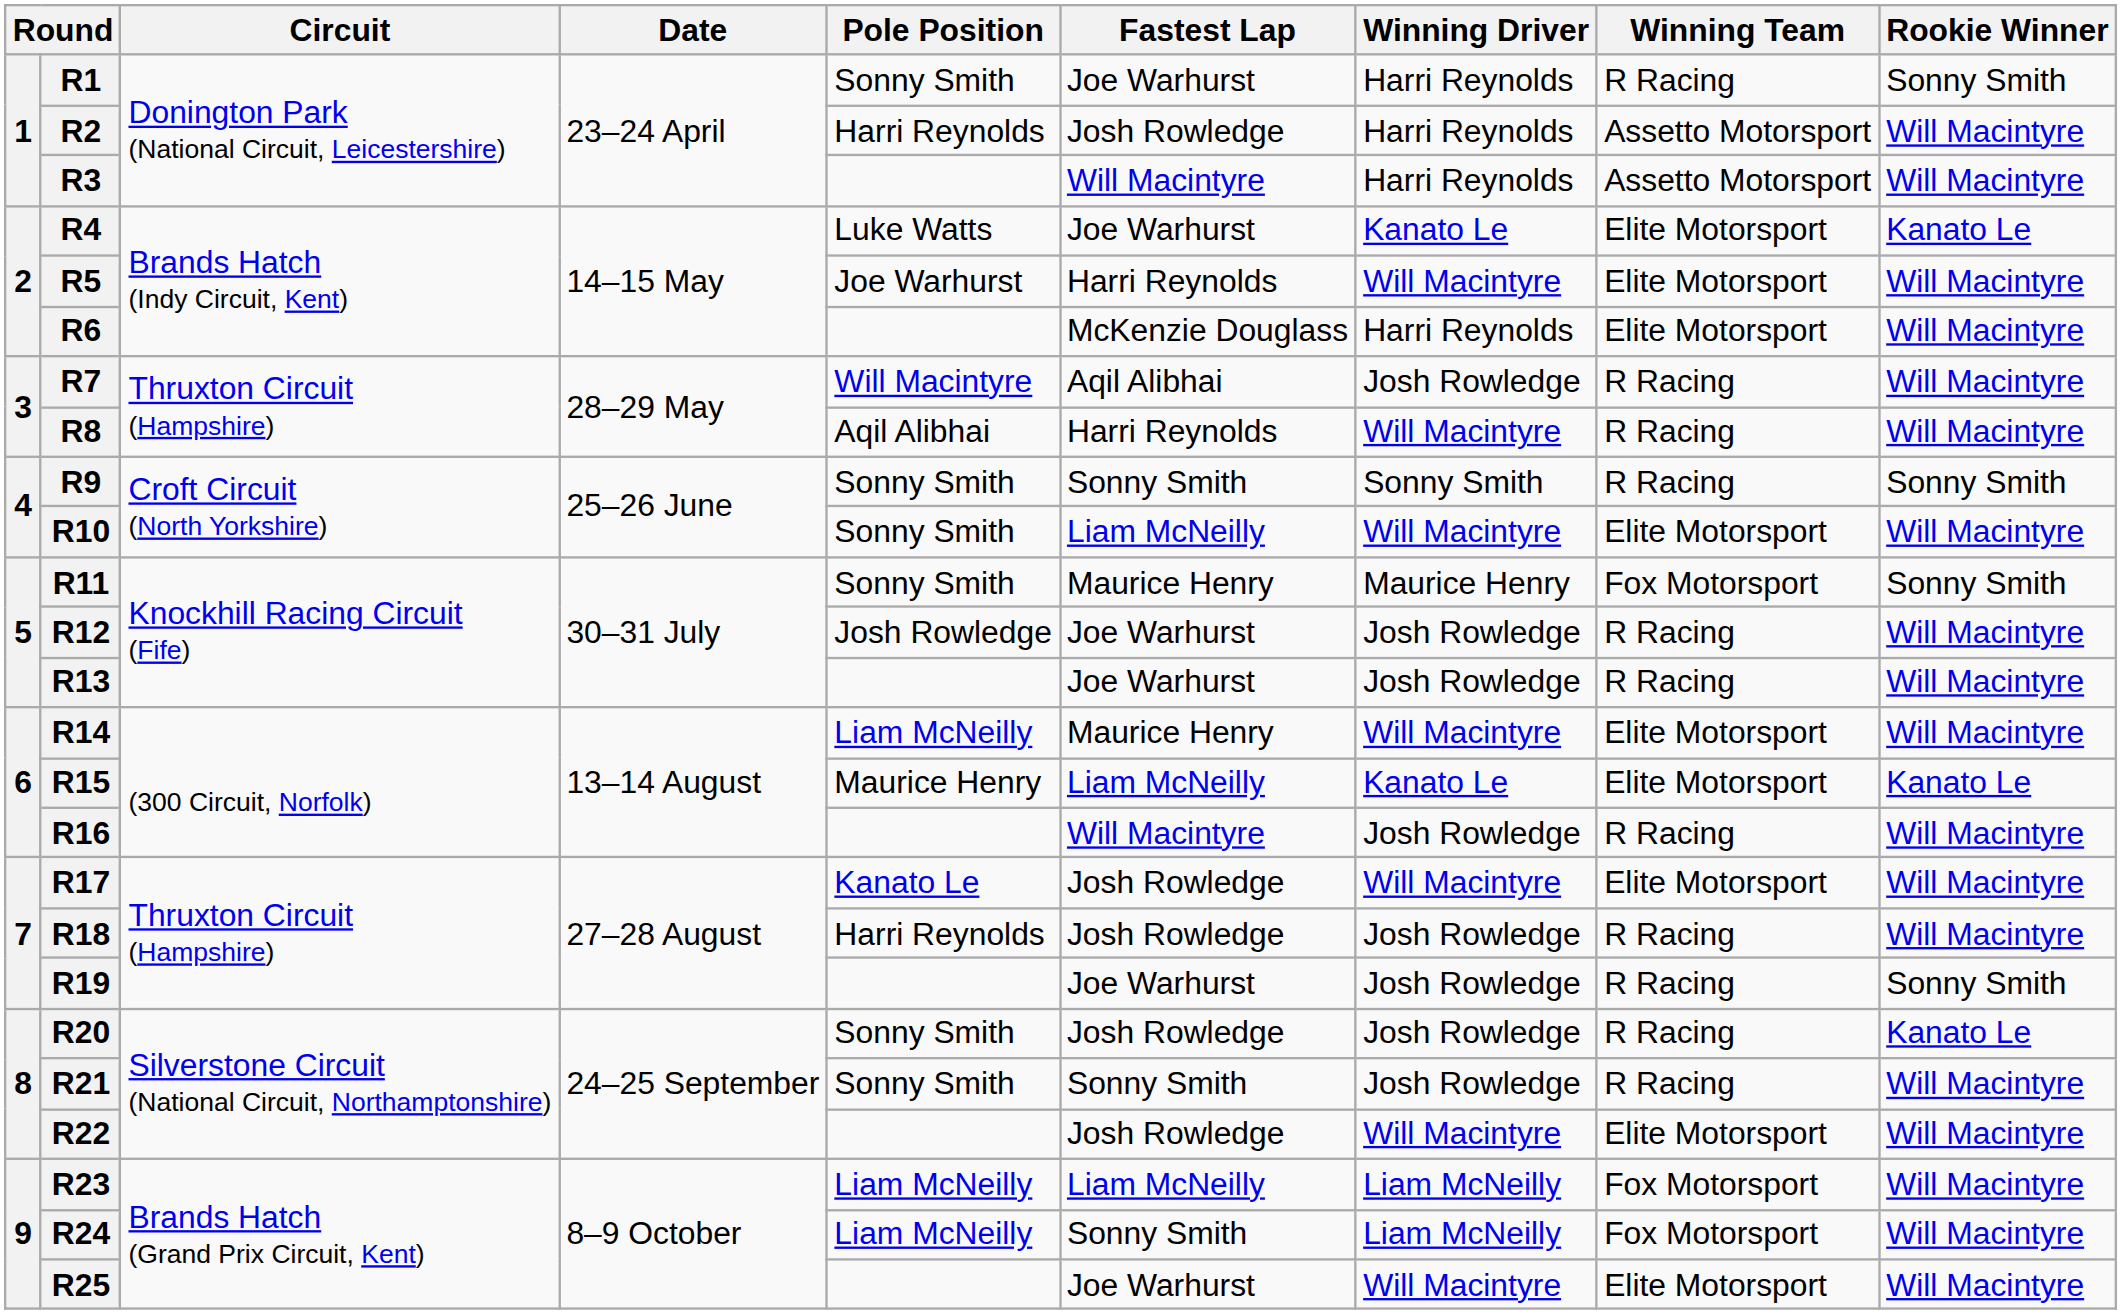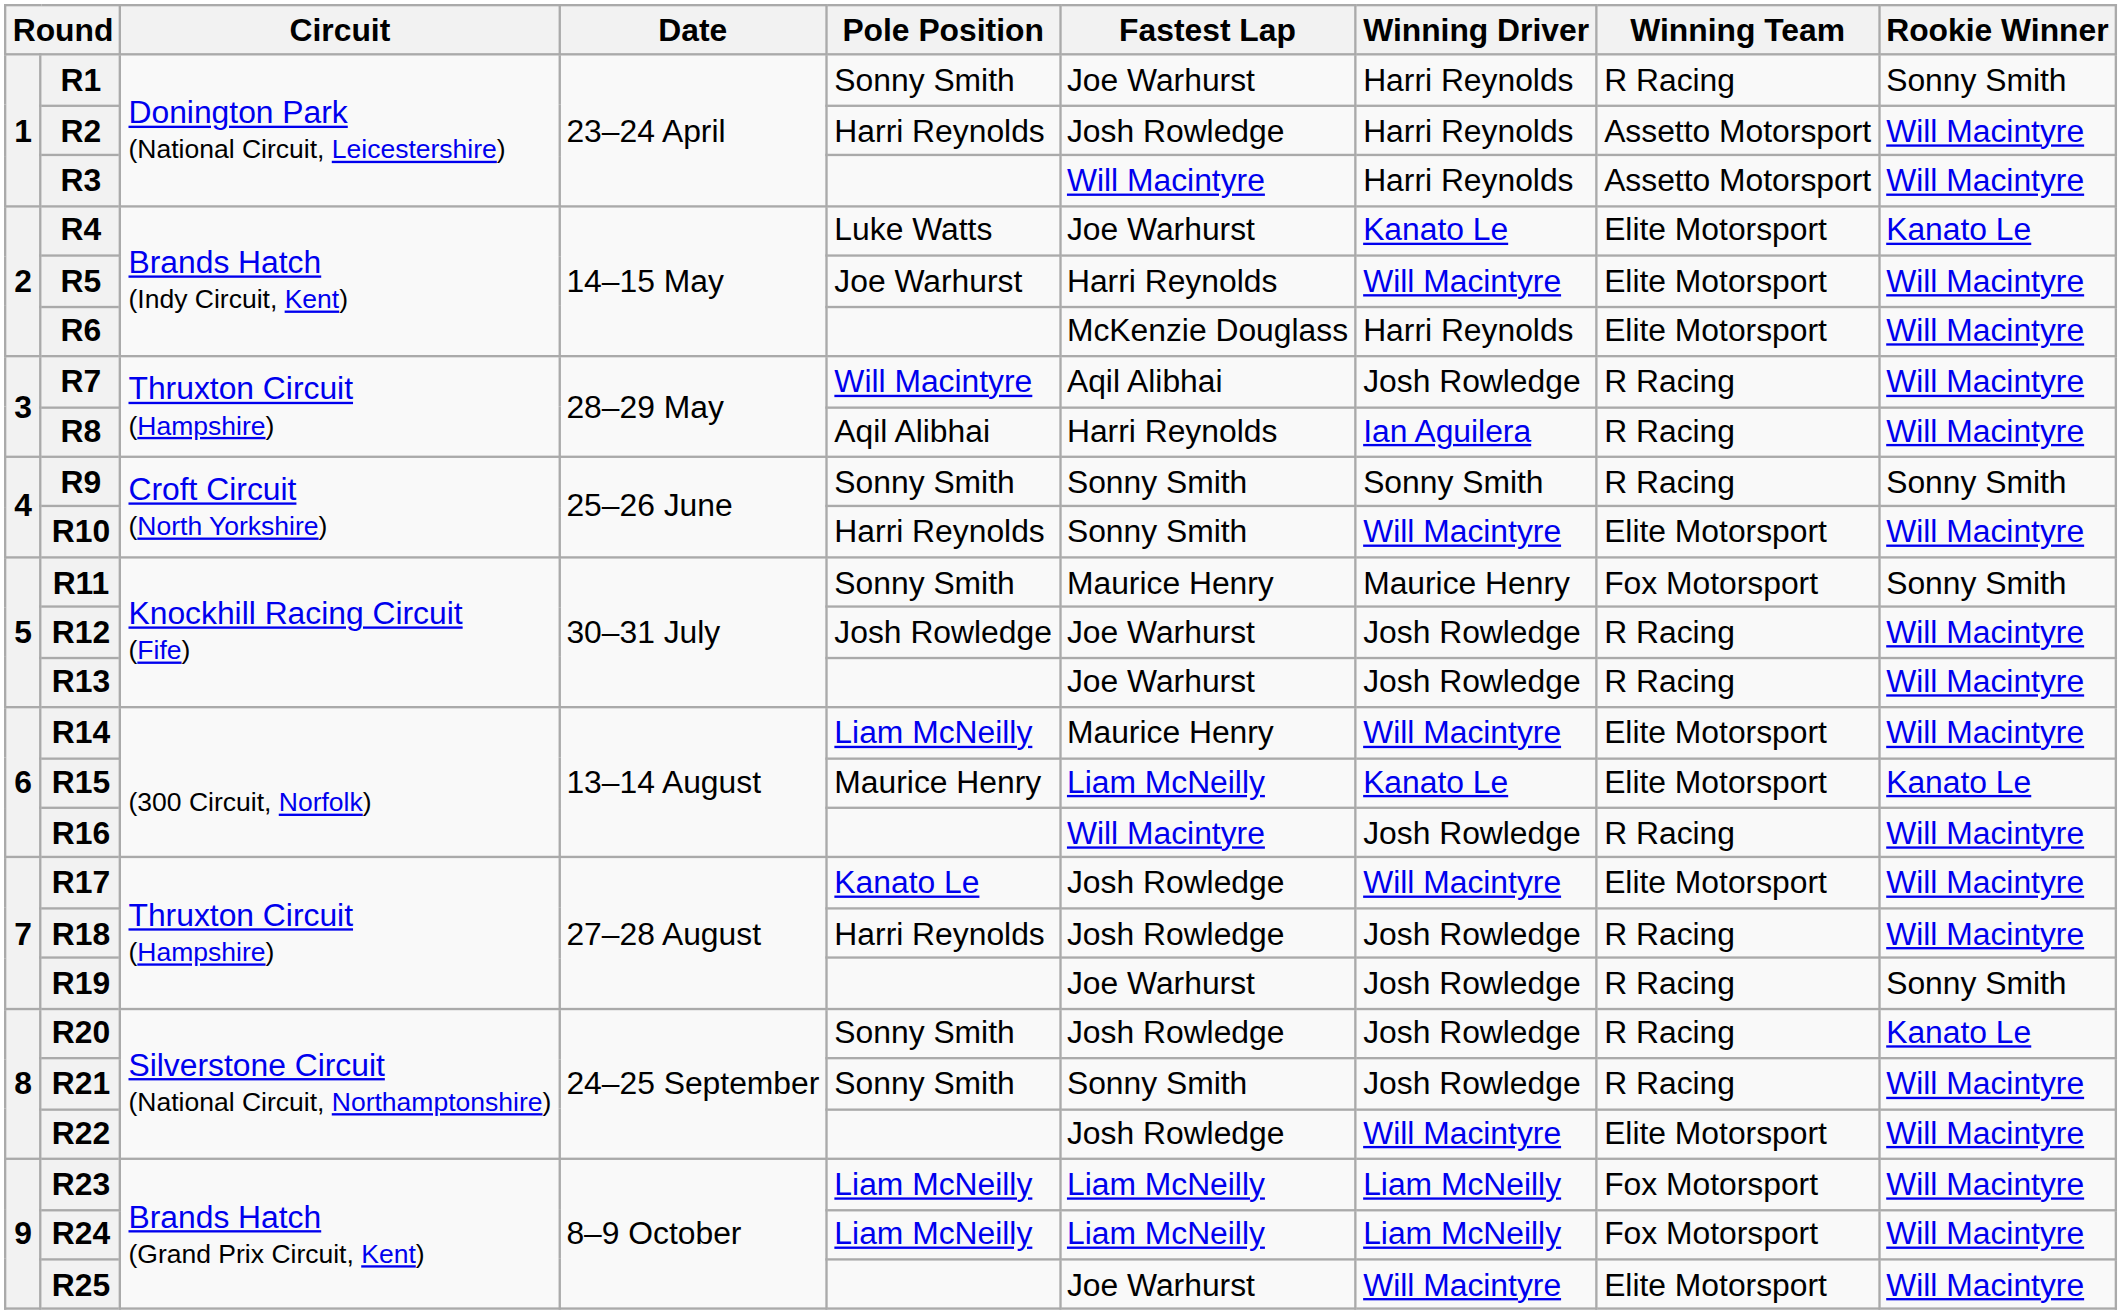(1462, 431) Will Macintyre -> (1447, 431) Ian Aguilera
(925, 531) Sonny Smith -> (940, 531) Harri Reynolds
(1166, 531) Liam McNeilly -> (1157, 531) Sonny Smith
(1157, 1234) Sonny Smith -> (1166, 1234) Liam McNeilly
